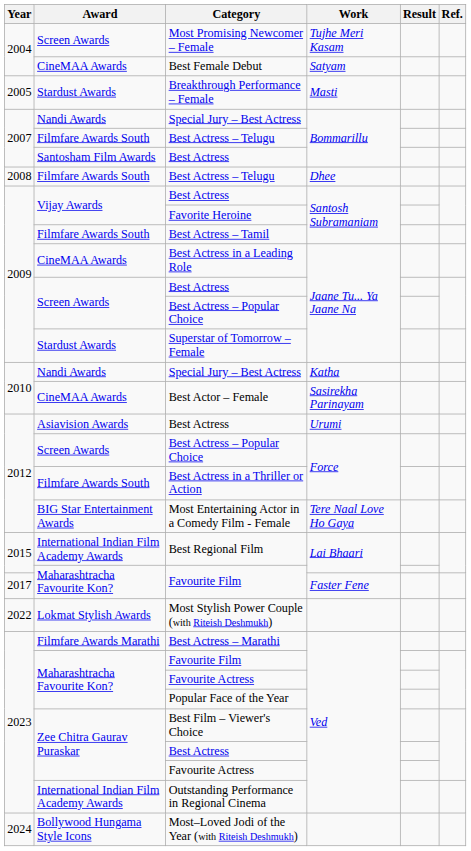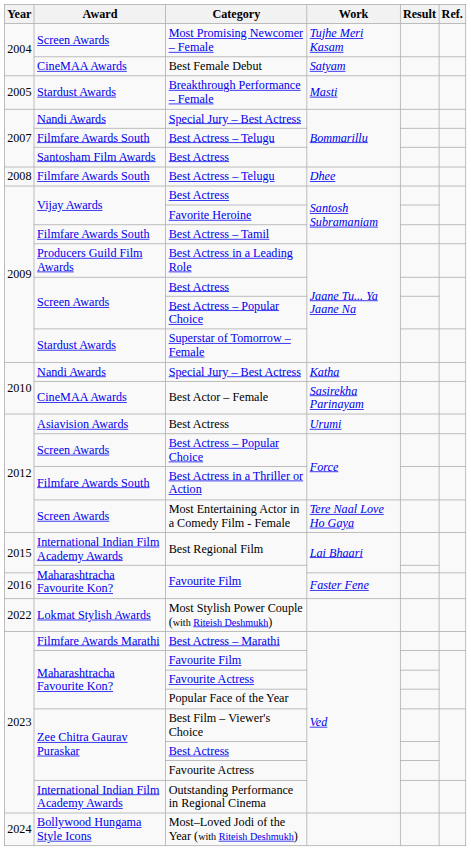(82, 260) CineMAA Awards -> (90, 260) Producers Guild Film Awards
(95, 516) BIG Star Entertainment Awards -> (73, 516) Screen Awards
(19, 585) 2017 -> (19, 585) 2016
